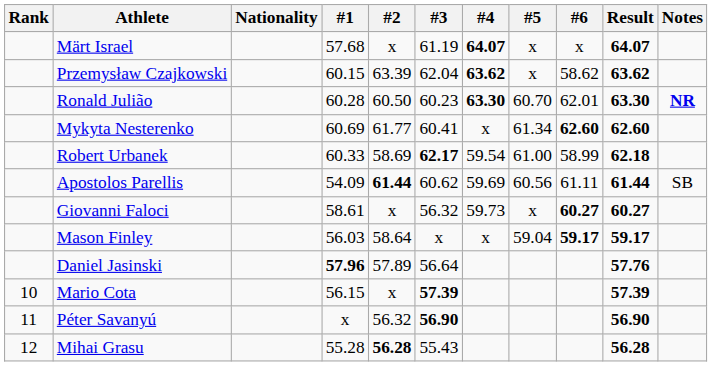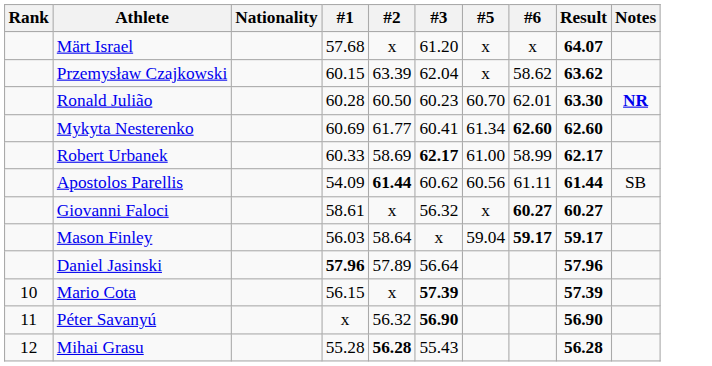- column: (486, 18)
(439, 45) 61.19 -> (439, 45) 61.20
(630, 155) 62.18 -> (583, 155) 62.17
(630, 264) 57.76 -> (583, 264) 57.96
